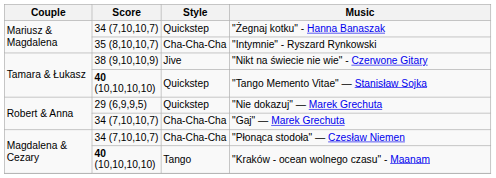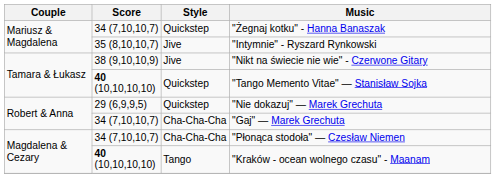(195, 45) Cha-Cha-Cha -> (172, 45) Jive
